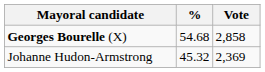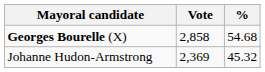columns swapped: (236, 15) <-> (195, 15)
